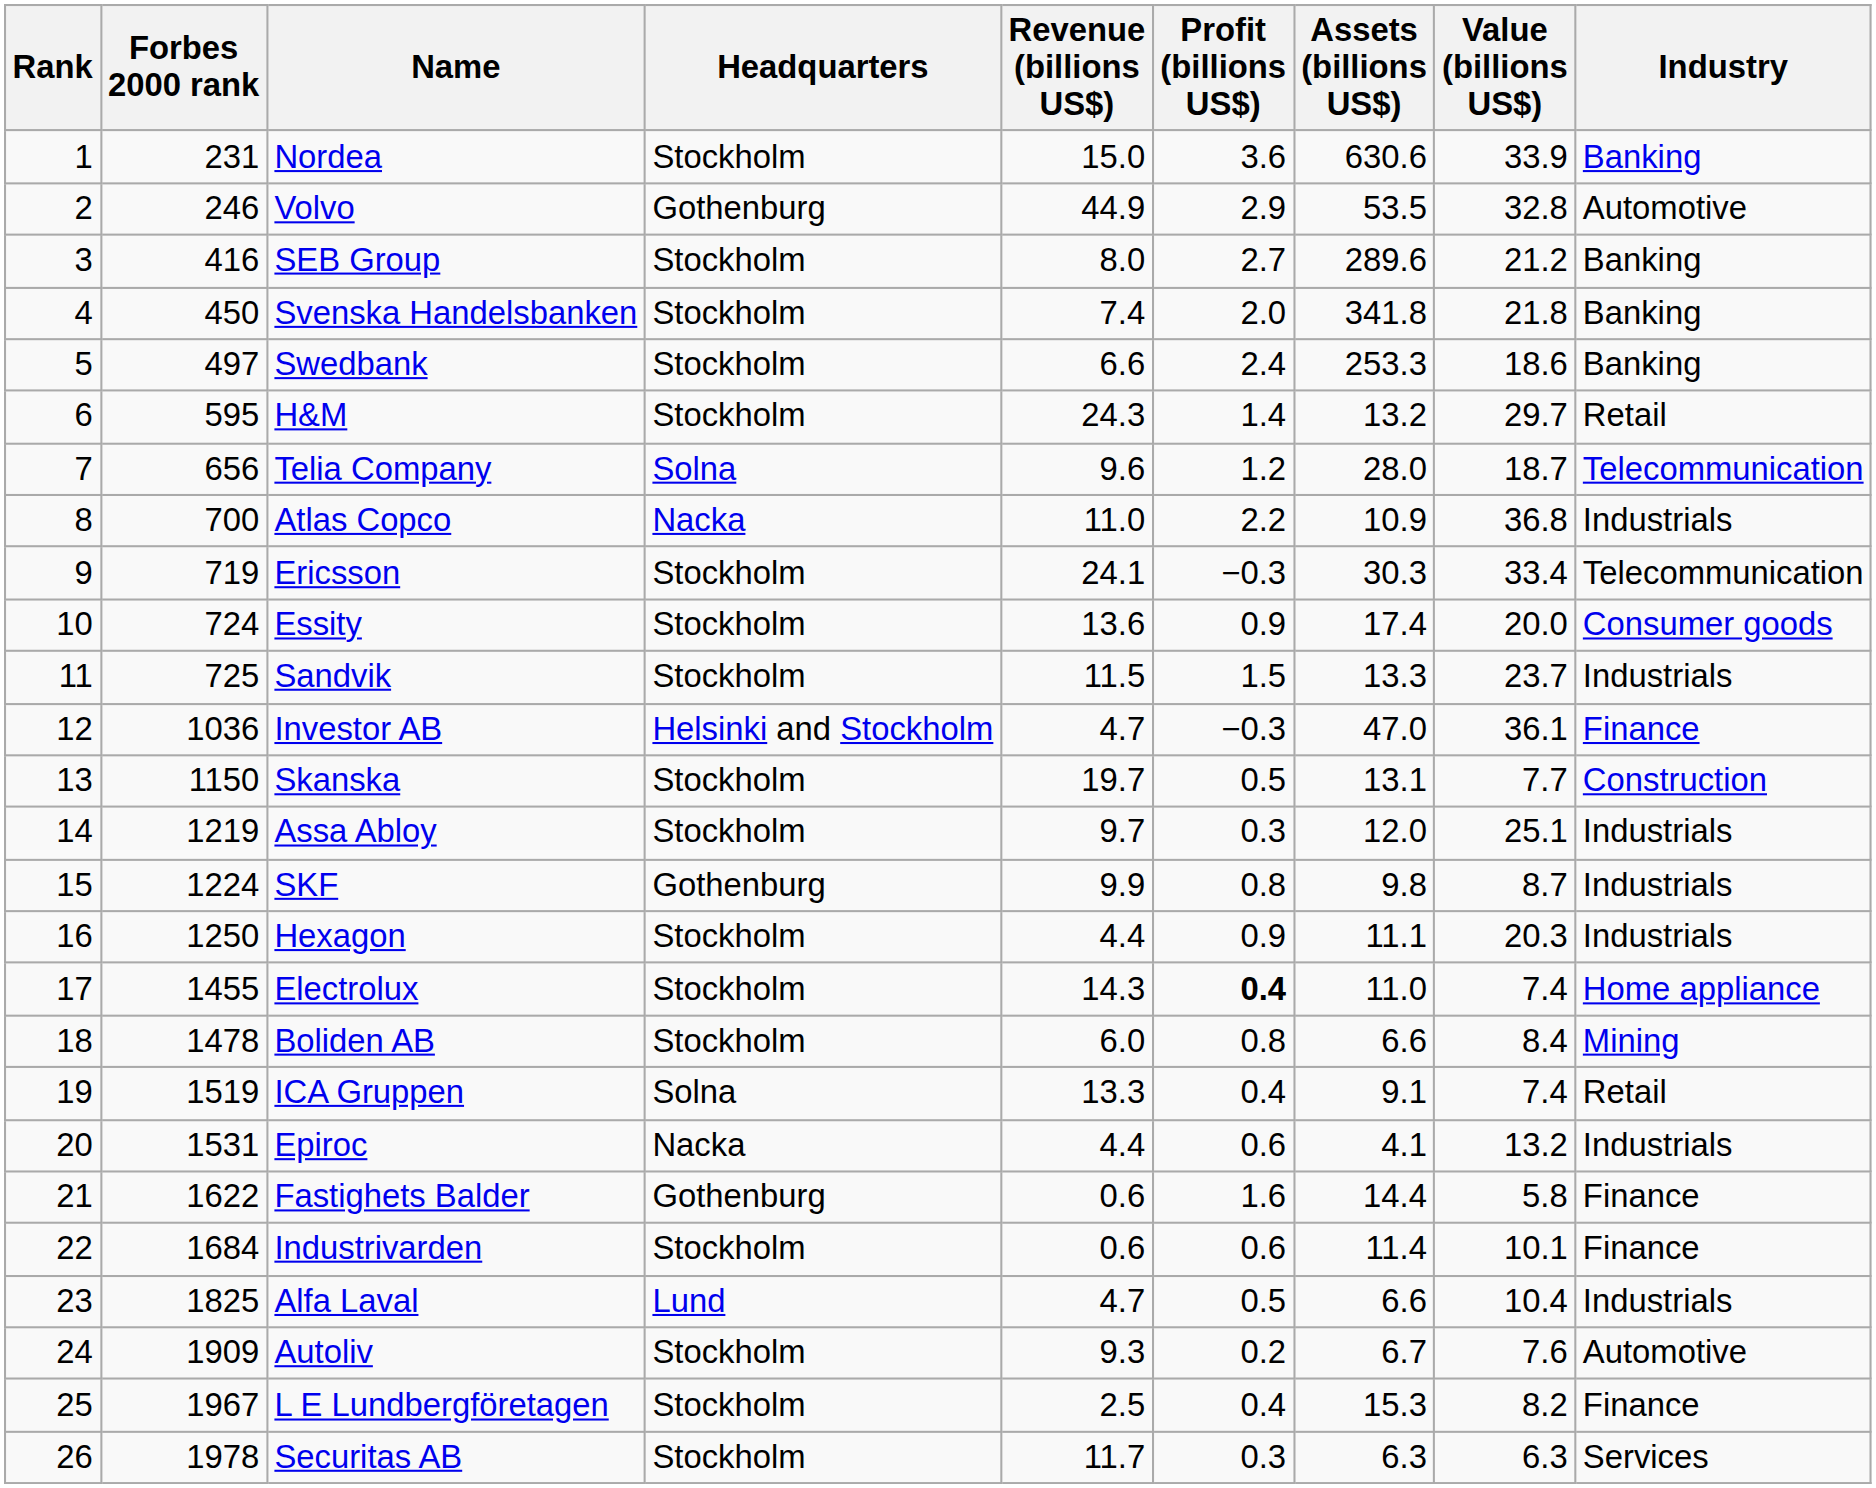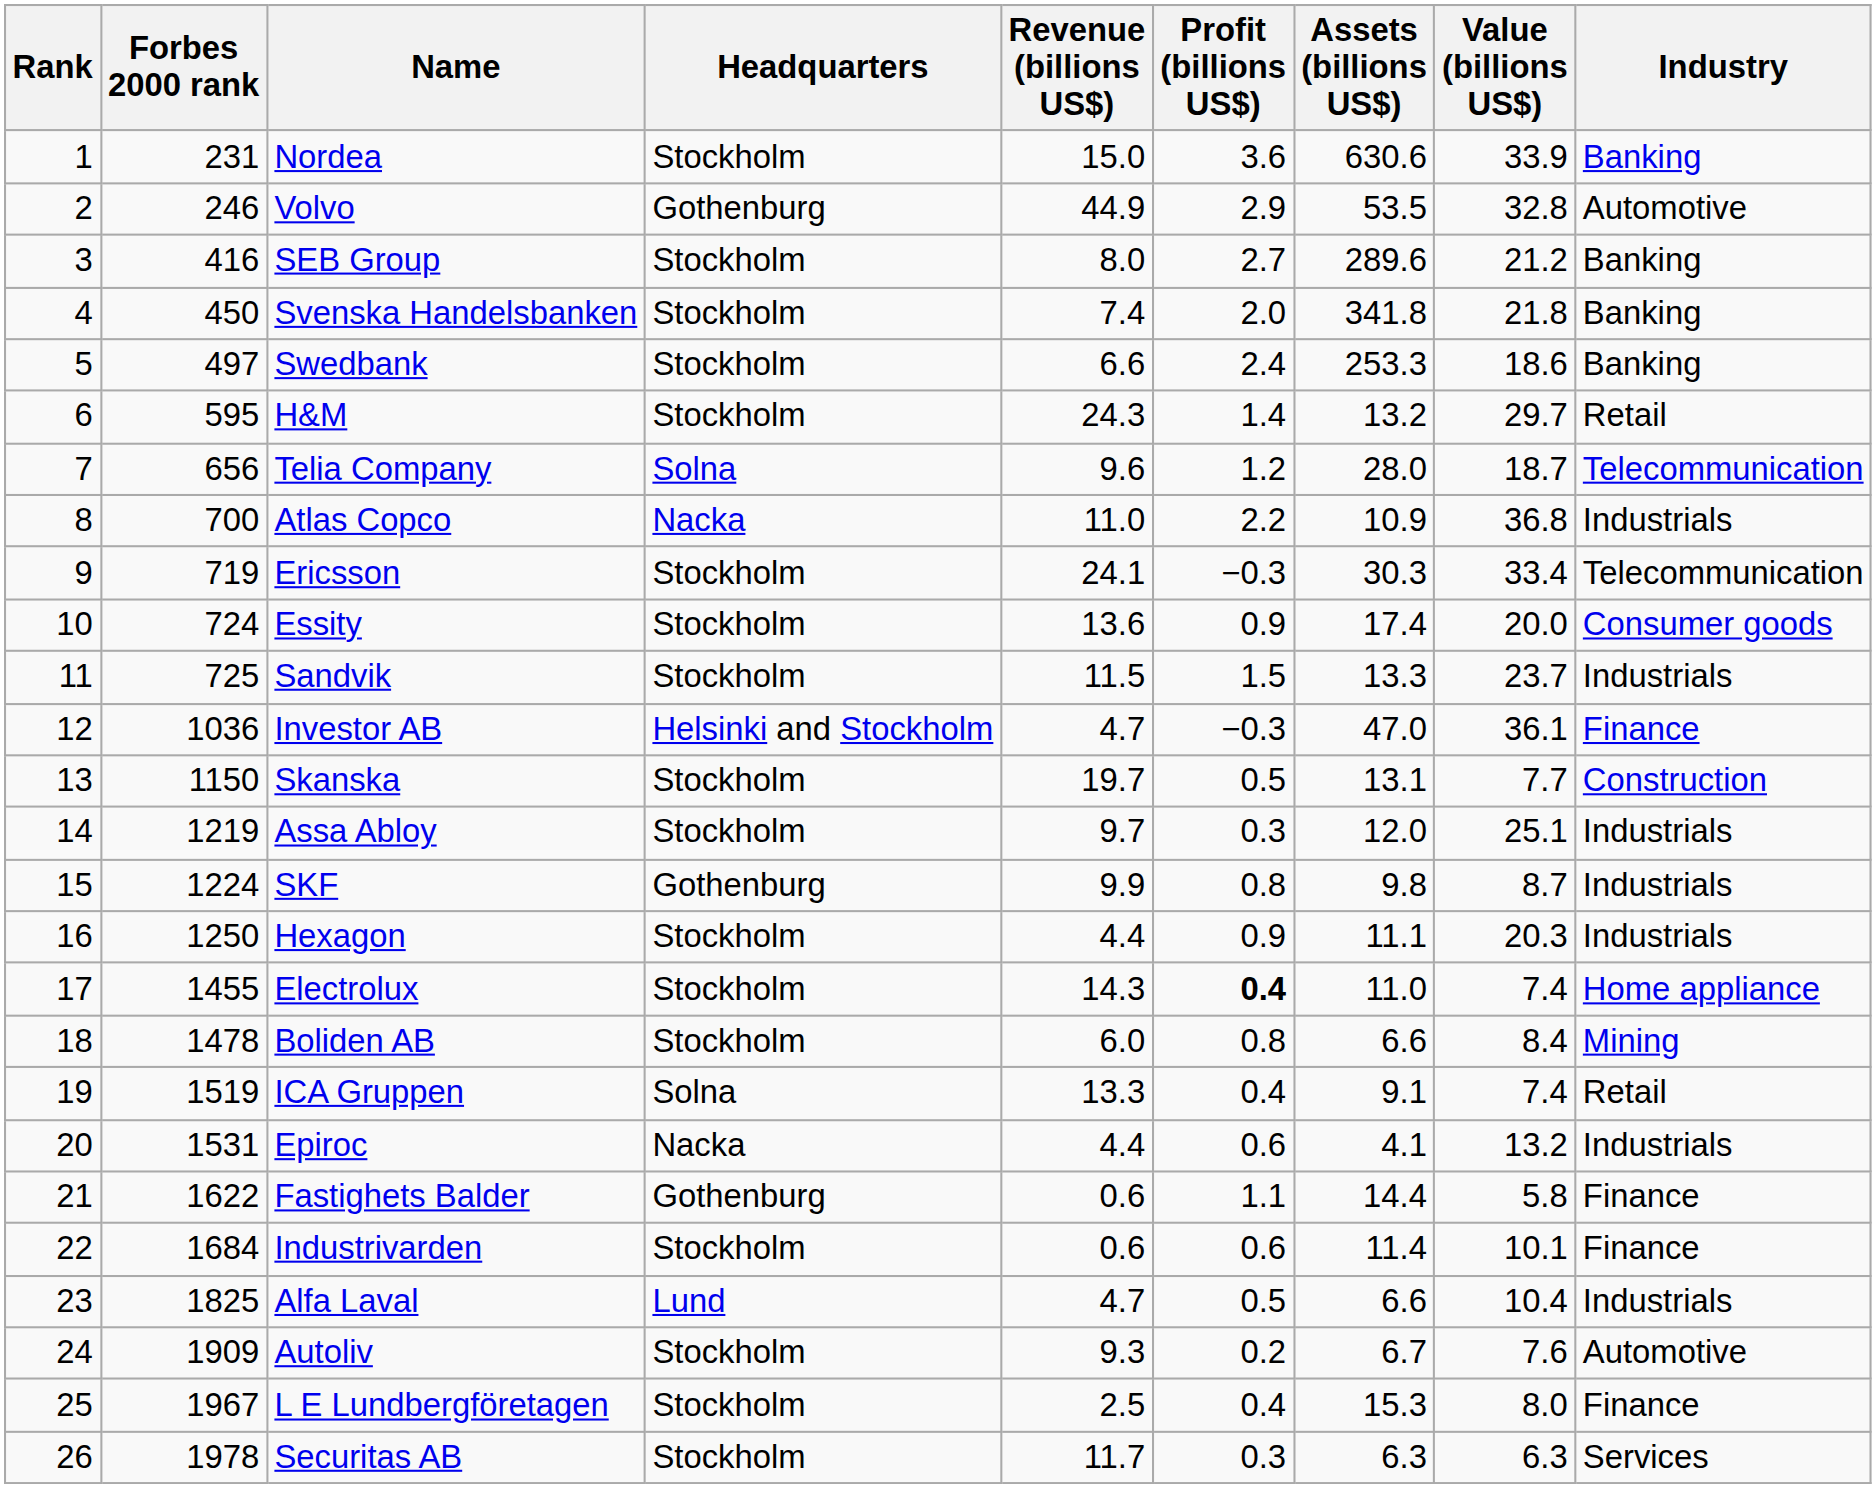(1263, 1196) 1.6 -> (1263, 1196) 1.1
(1545, 1404) 8.2 -> (1545, 1404) 8.0
